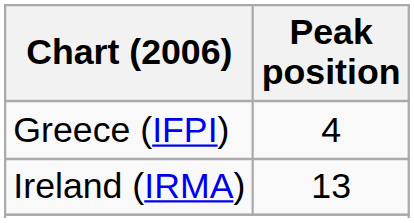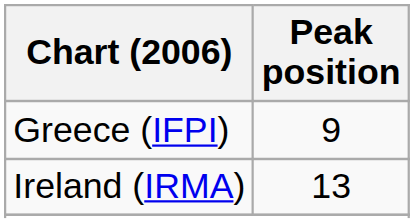(331, 129) 4 -> (331, 129) 9
